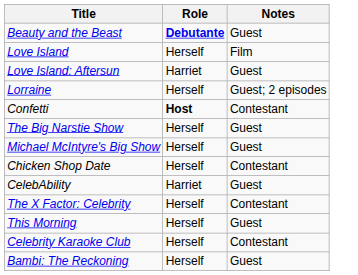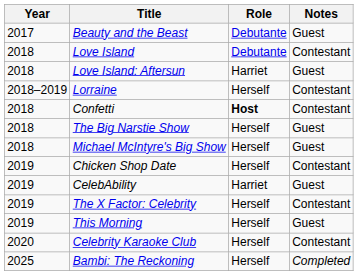+ column: (37, 14)
(195, 33) bold -> (259, 33) normal
(185, 52) Herself -> (259, 52) Debutante
(241, 52) Film -> (321, 52) Contestant
(278, 90) Guest; 2 episodes -> (321, 90) Contestant
(246, 261) Guest -> (321, 261) Completed
